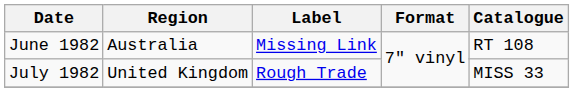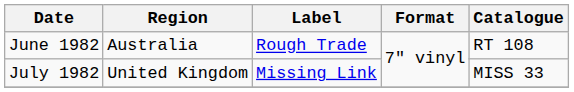(316, 46) Missing Link -> (311, 46) Rough Trade
(311, 73) Rough Trade -> (316, 73) Missing Link
